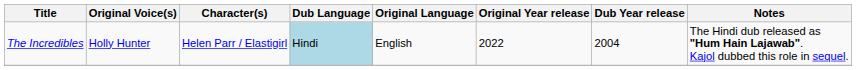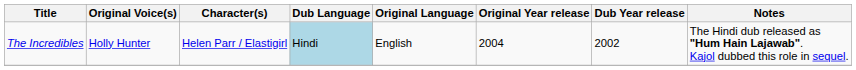(491, 43) 2022 -> (491, 43) 2004
(607, 43) 2004 -> (607, 43) 2002
